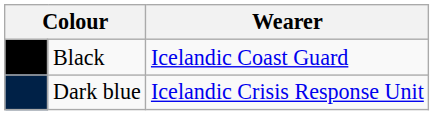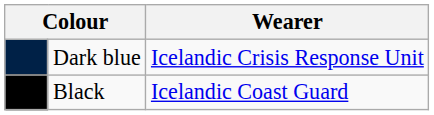rows swapped: (79, 57) <-> (97, 92)
